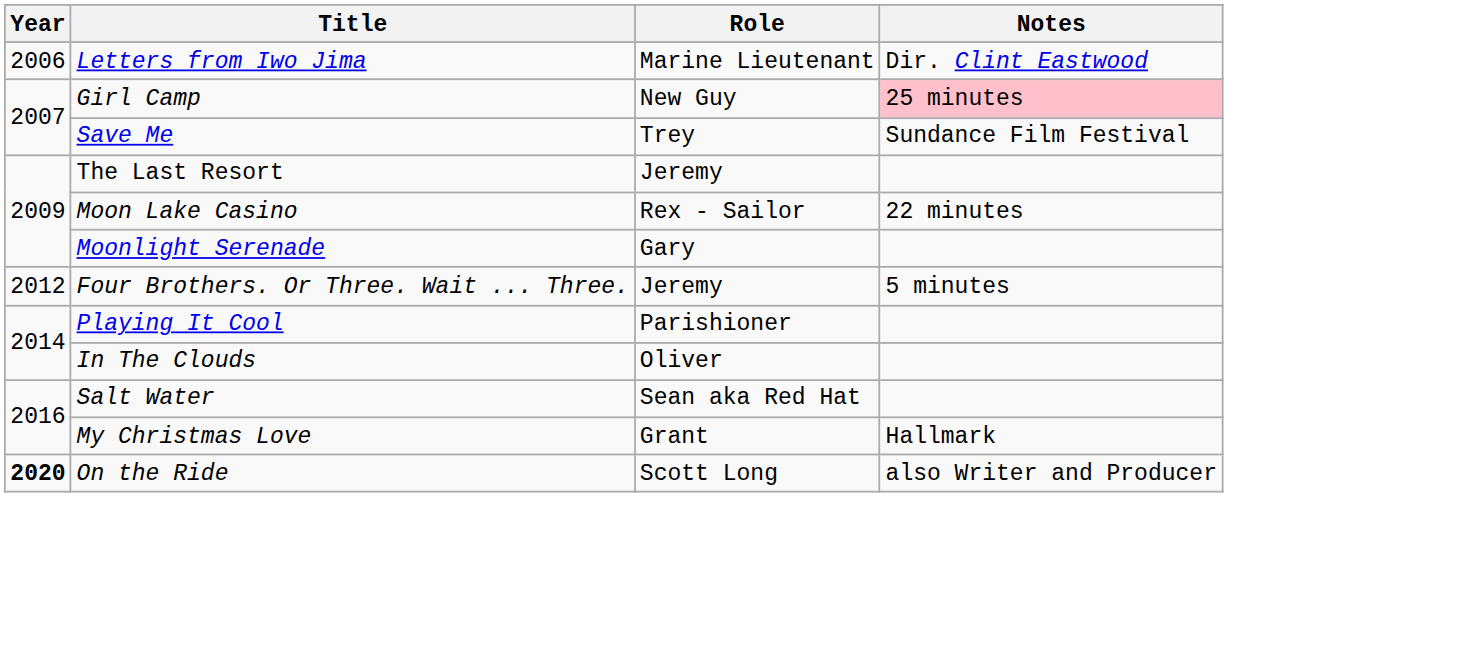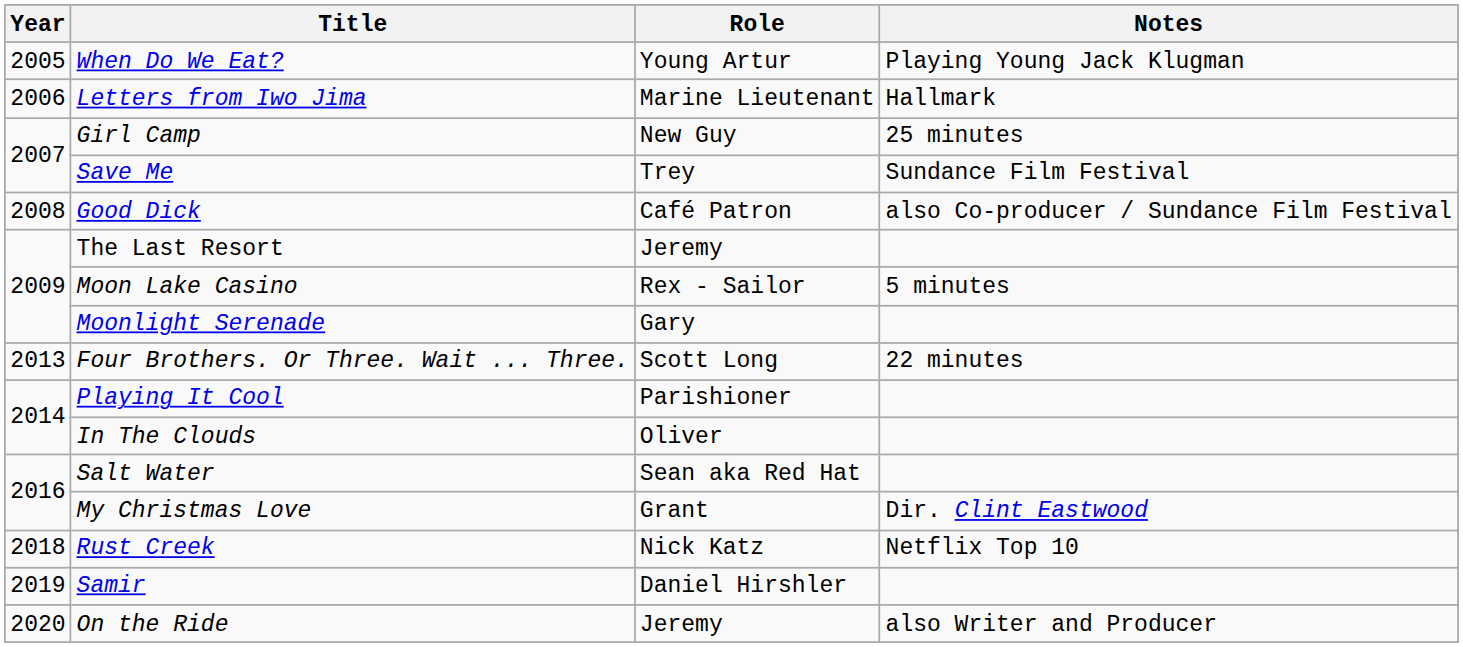+ row: (180, 61)
(1017, 61) Dir. Clint Eastwood -> (941, 99) Hallmark
(955, 99) pink background -> (955, 136) no background
+ row: (139, 211)
(955, 211) 22 minutes -> (948, 286) 5 minutes
(38, 286) 2012 -> (38, 361) 2013
(681, 286) Jeremy -> (709, 361) Scott Long
(948, 286) 5 minutes -> (955, 361) 22 minutes
(941, 436) Hallmark -> (1017, 511) Dir. Clint Eastwood
+ row: (146, 549)
+ row: (111, 586)
(38, 474) bold -> (38, 624) normal
(709, 474) Scott Long -> (681, 624) Jeremy
